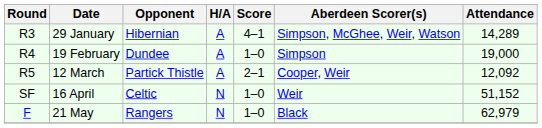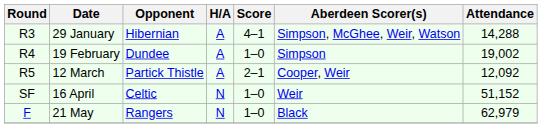(500, 34) 14,289 -> (500, 34) 14,288
(500, 53) 19,000 -> (500, 53) 19,002
